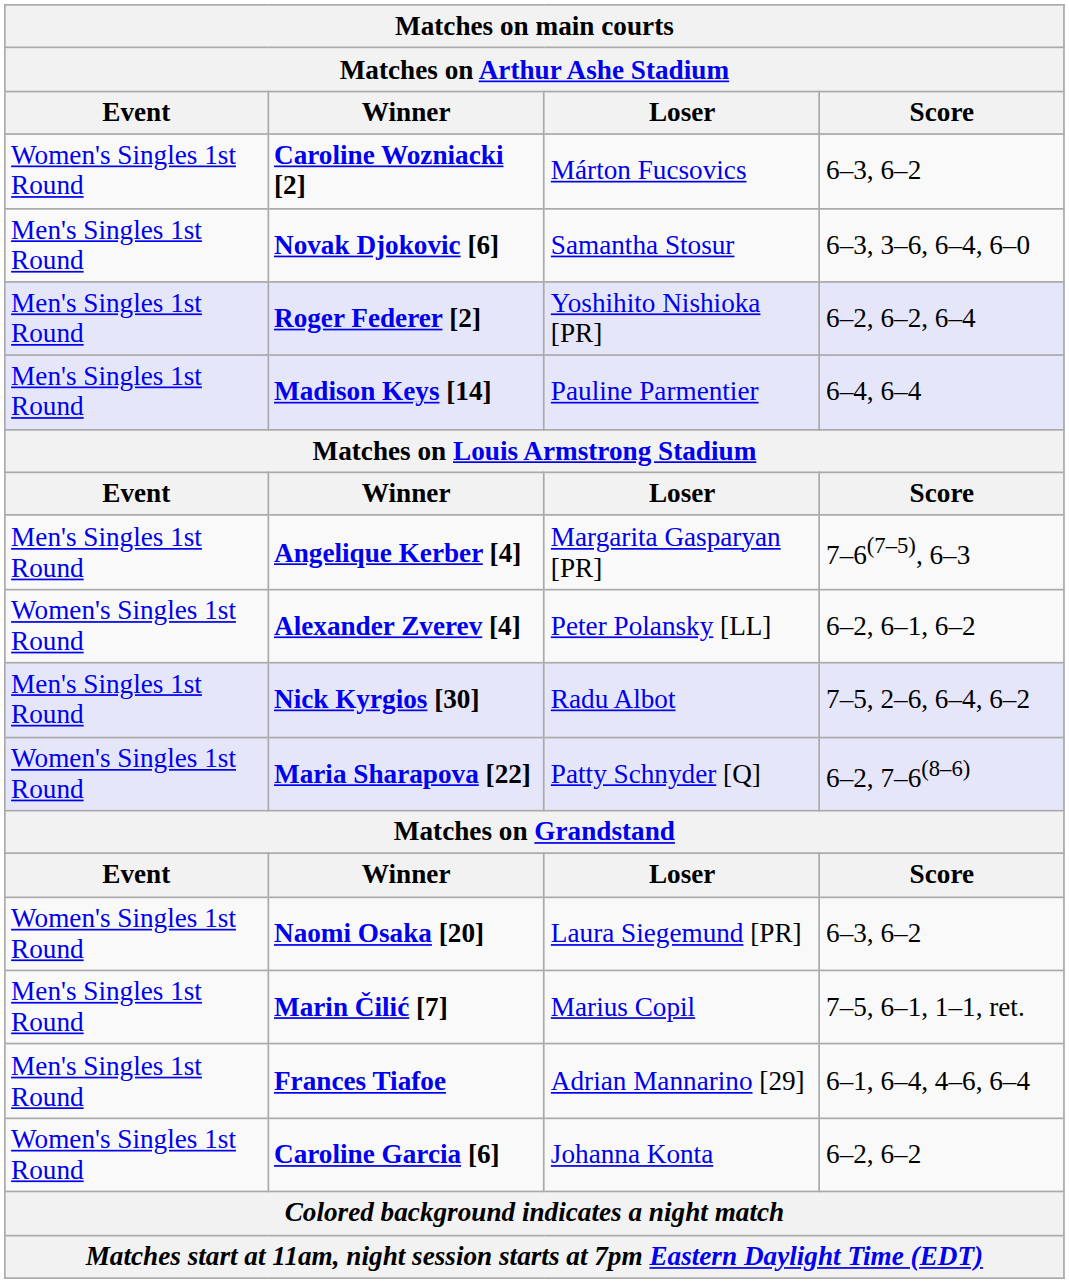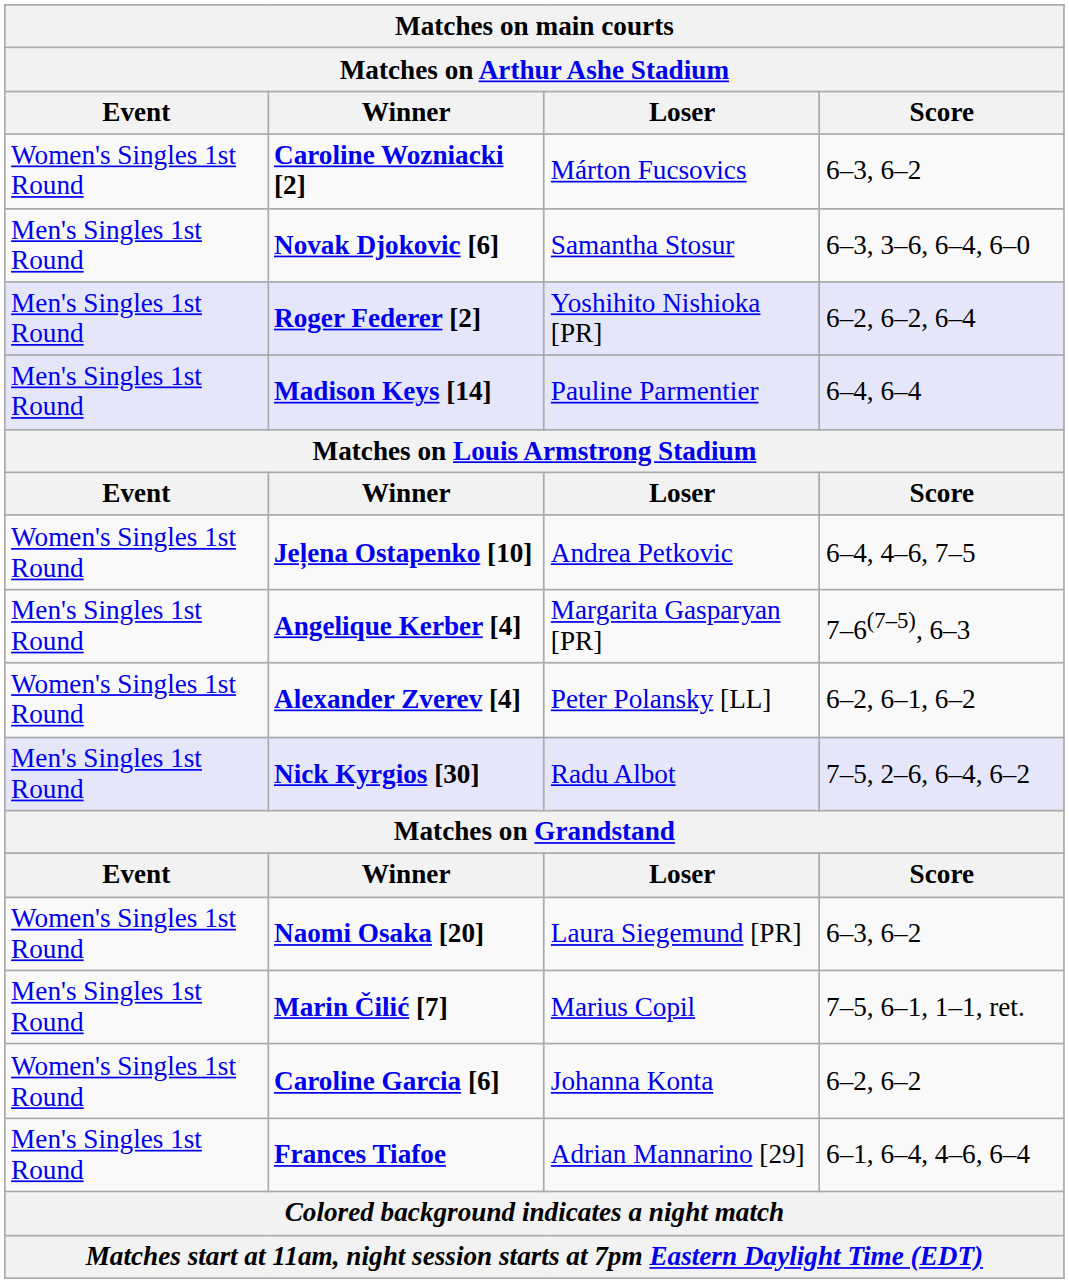+ row: (403, 552)
- row: (402, 773)
rows swapped: (387, 1154) <-> (360, 1080)
